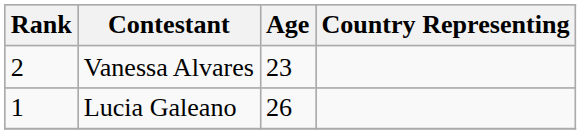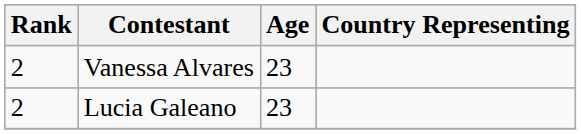(17, 107) 1 -> (17, 107) 2
(279, 107) 26 -> (279, 107) 23
